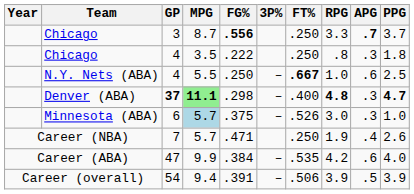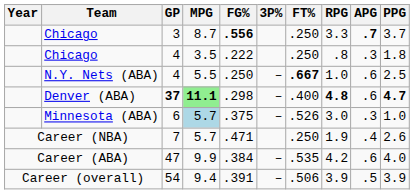(369, 97) .3 -> (369, 97) .6
